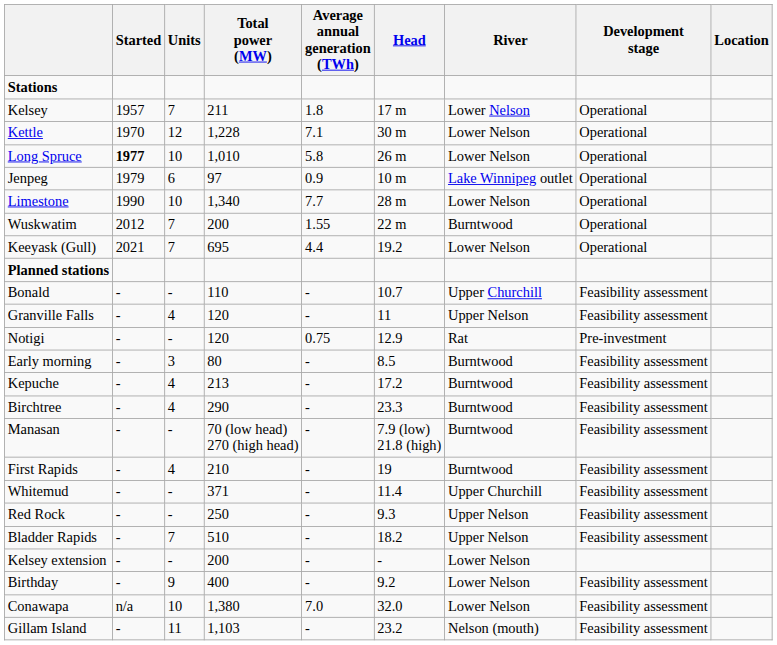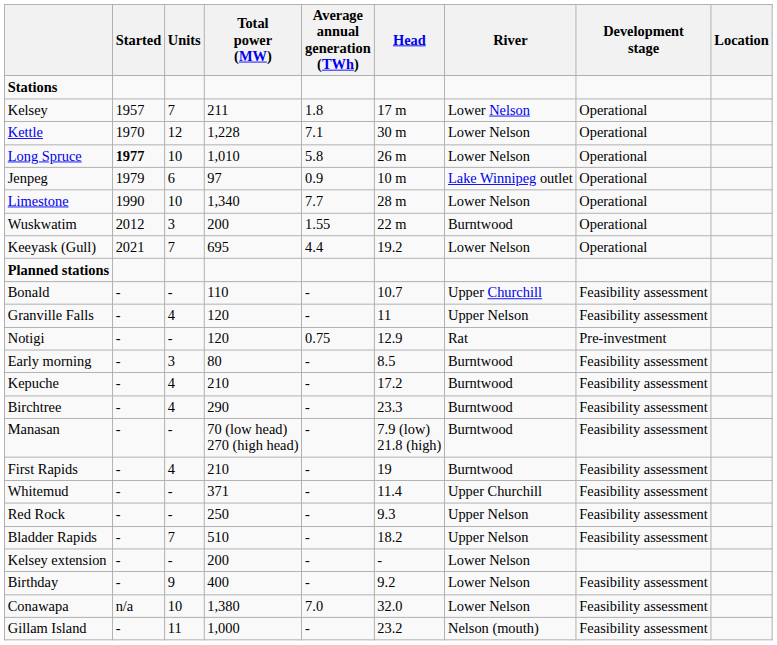(171, 224) 7 -> (171, 224) 3
(218, 384) 213 -> (218, 384) 210
(224, 628) 1,103 -> (224, 628) 1,000
